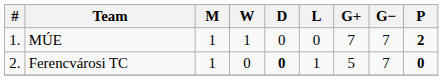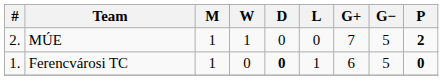(15, 39) 1. -> (15, 39) 2.
(386, 39) 7 -> (386, 39) 5
(15, 63) 2. -> (15, 63) 1.
(351, 63) 5 -> (351, 63) 6
(386, 63) 7 -> (386, 63) 5
